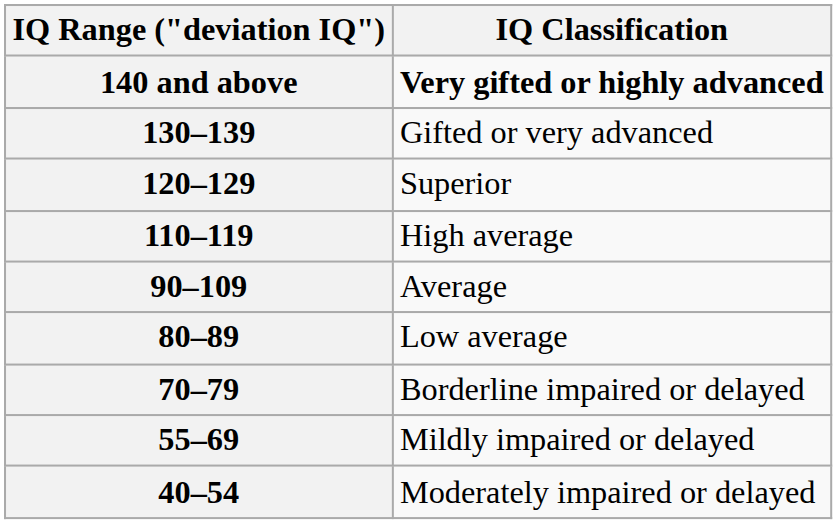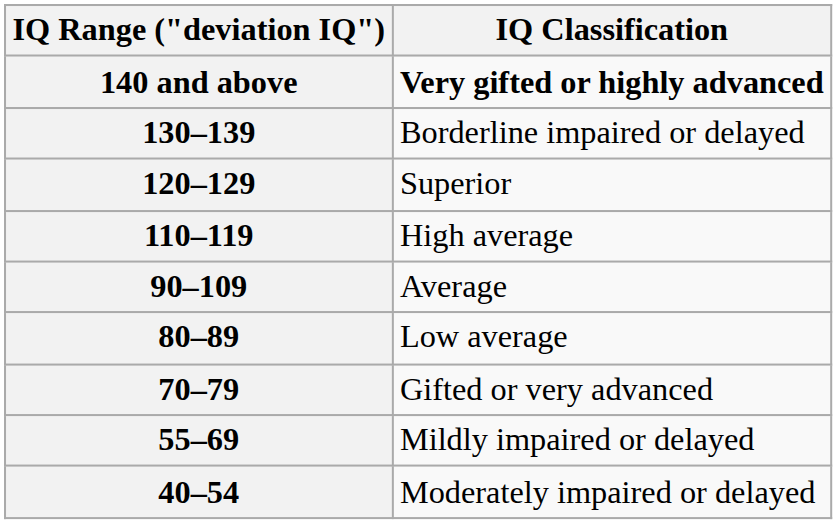(557, 132) Gifted or very advanced -> (602, 132) Borderline impaired or delayed
(602, 388) Borderline impaired or delayed -> (557, 388) Gifted or very advanced
